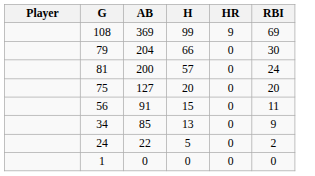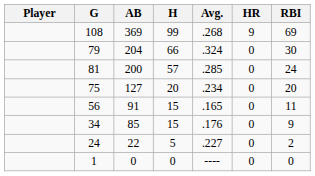+ column: (212, 13)
(188, 124) 13 -> (173, 124) 15
